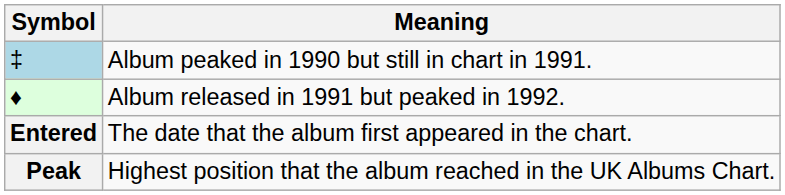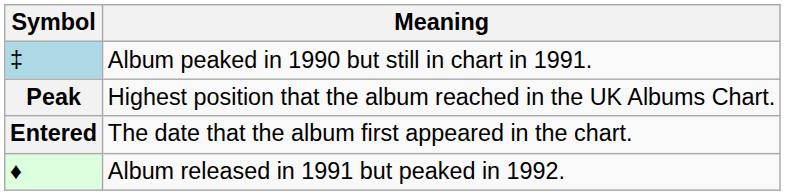rows swapped: (16, 97) <-> (54, 171)
